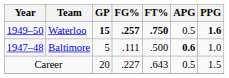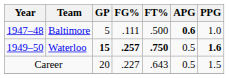rows swapped: (69, 47) <-> (67, 30)
